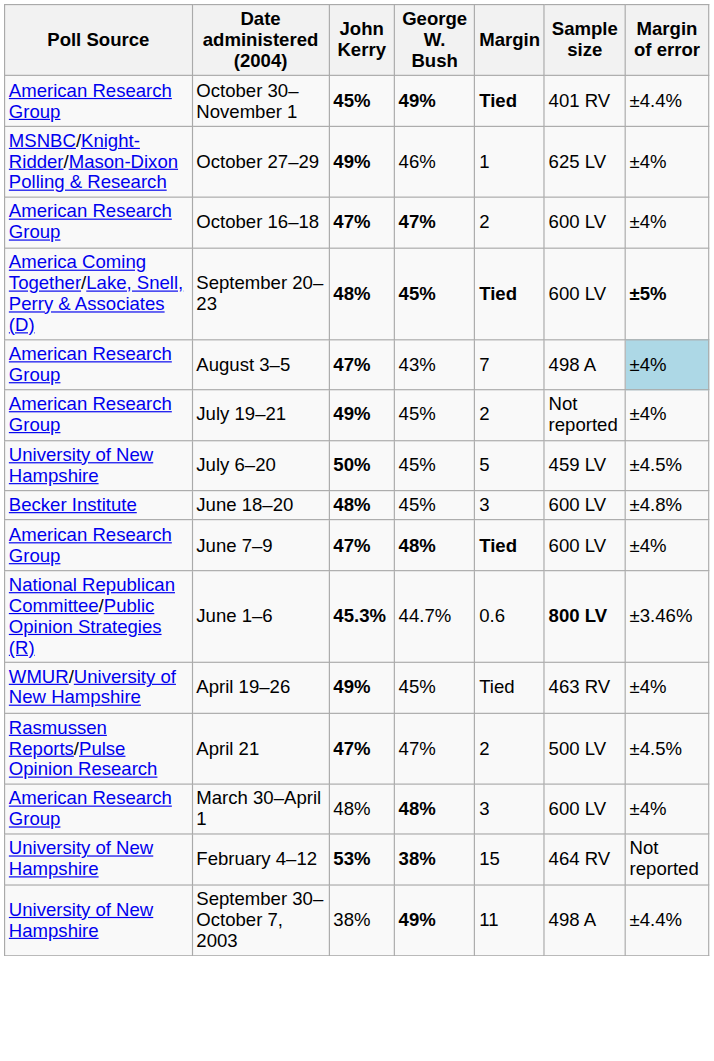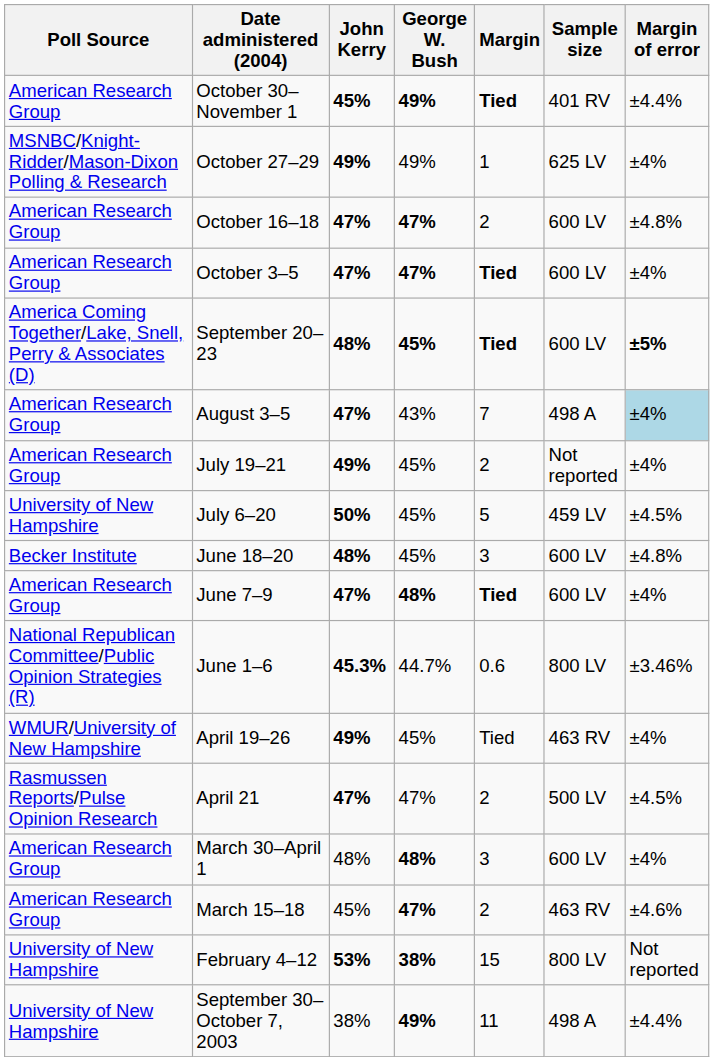(417, 161) 46% -> (417, 161) 49%
(648, 222) ±4% -> (656, 222) ±4.8%
+ row: (247, 272)
(578, 616) bold -> (577, 666) normal
+ row: (250, 909)
(579, 859) 464 RV -> (577, 959) 800 LV
